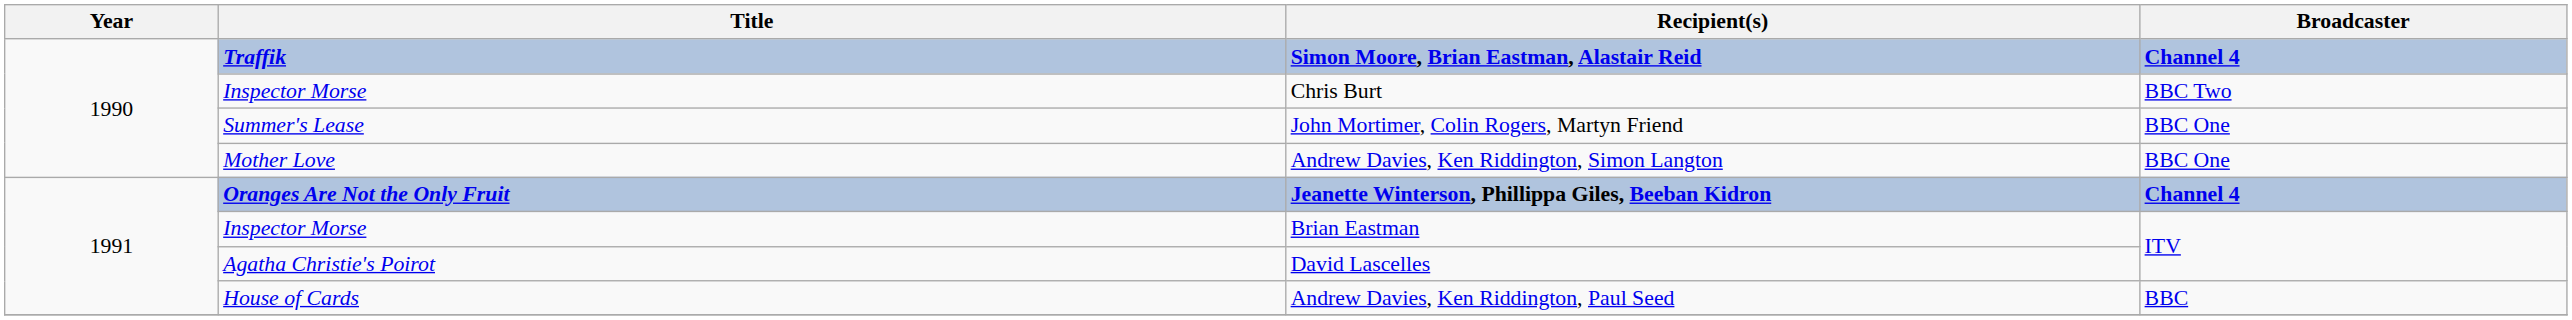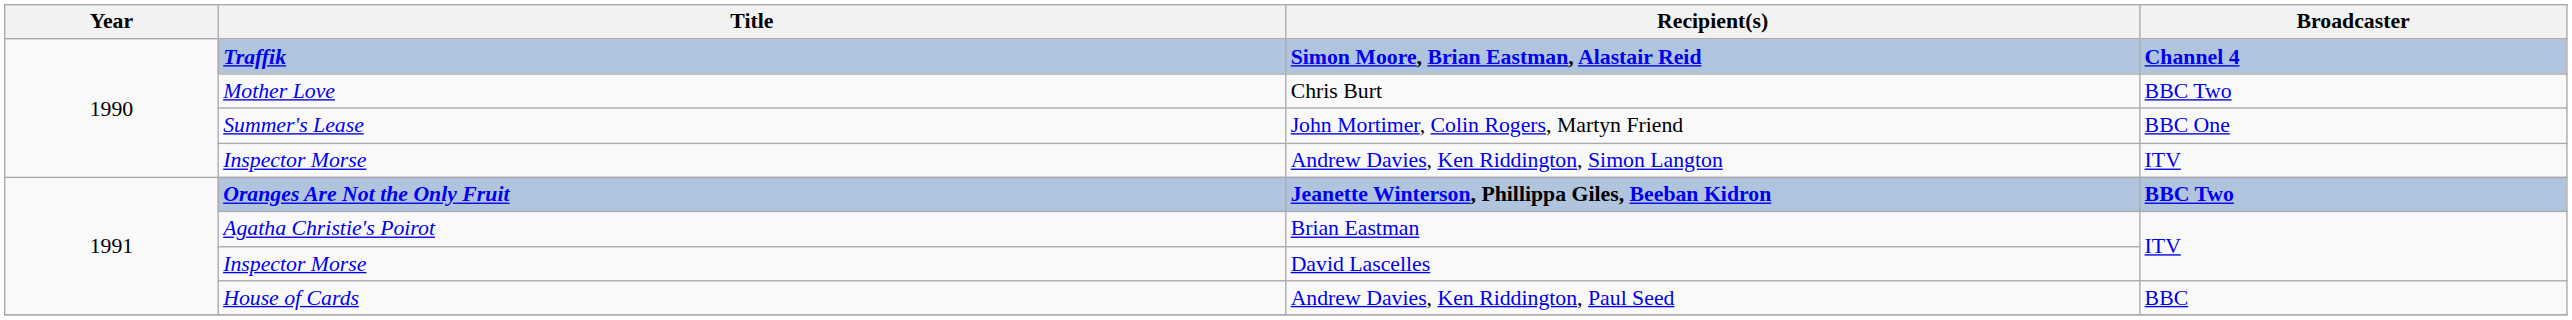(295, 90) Inspector Morse -> (279, 90) Mother Love
(279, 159) Mother Love -> (295, 159) Inspector Morse
(2187, 159) BBC One -> (2163, 159) ITV
(2192, 194) Channel 4 -> (2189, 194) BBC Two
(295, 228) Inspector Morse -> (329, 228) Agatha Christie's Poirot
(329, 263) Agatha Christie's Poirot -> (295, 263) Inspector Morse
